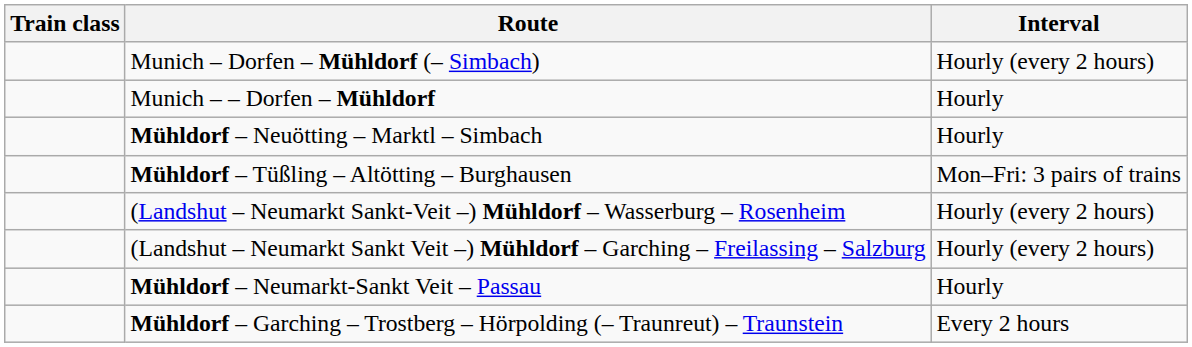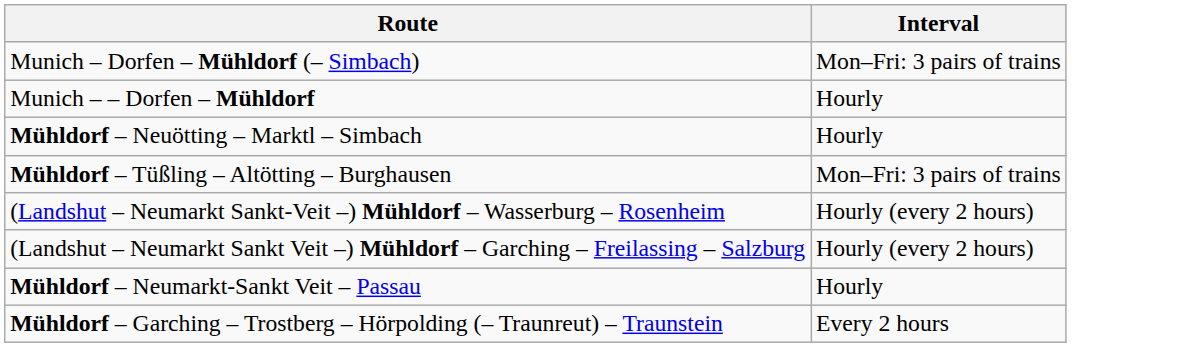- column: (65, 23)
(1045, 60) Hourly (every 2 hours) -> (938, 60) Mon–Fri: 3 pairs of trains
